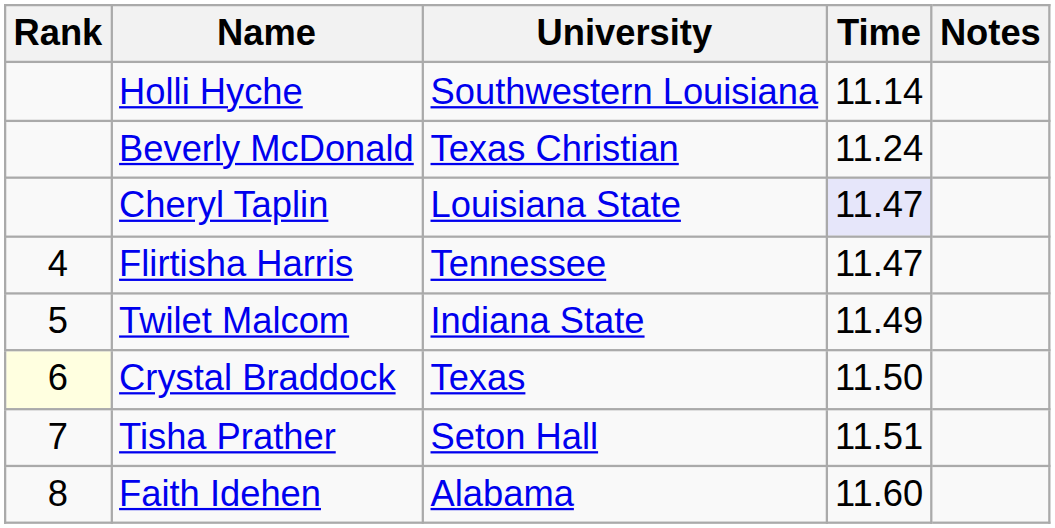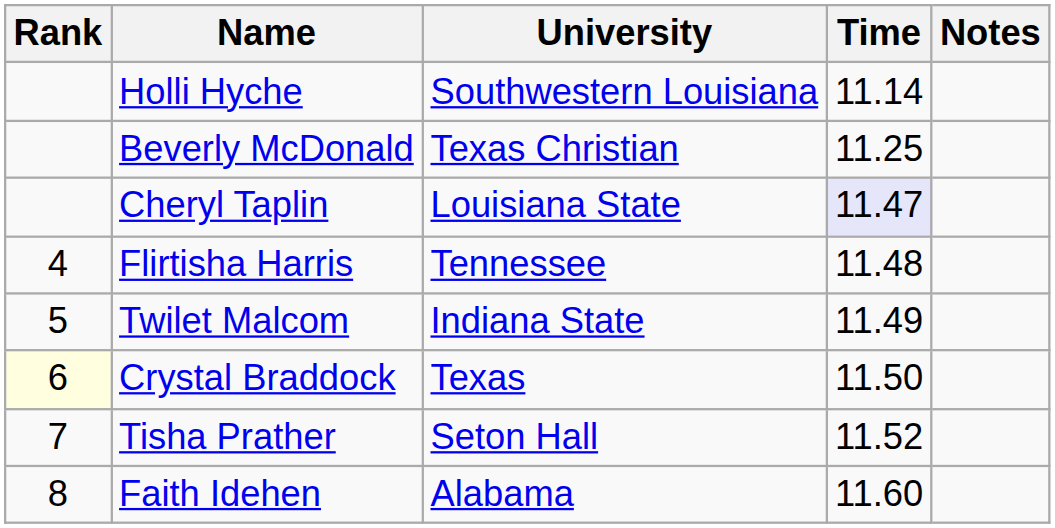(879, 148) 11.24 -> (879, 148) 11.25
(879, 263) 11.47 -> (879, 263) 11.48
(879, 436) 11.51 -> (879, 436) 11.52
